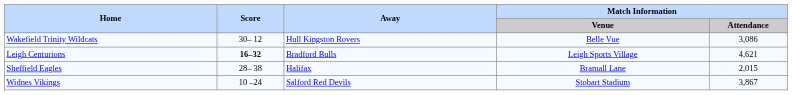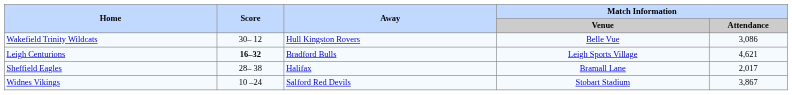(748, 68) 2,015 -> (748, 68) 2,017
